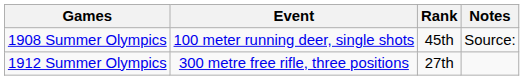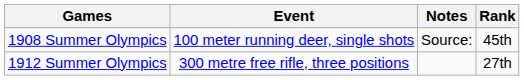columns swapped: (439, 16) <-> (490, 16)
